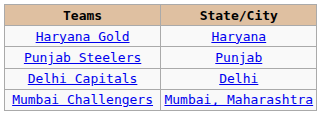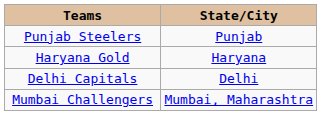rows swapped: (83, 36) <-> (83, 57)
